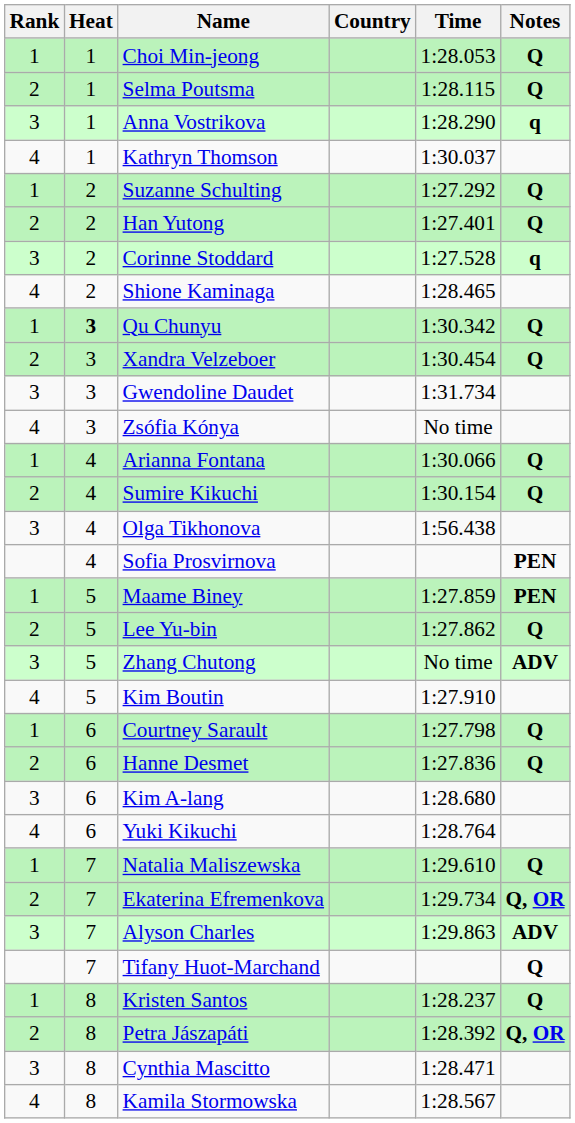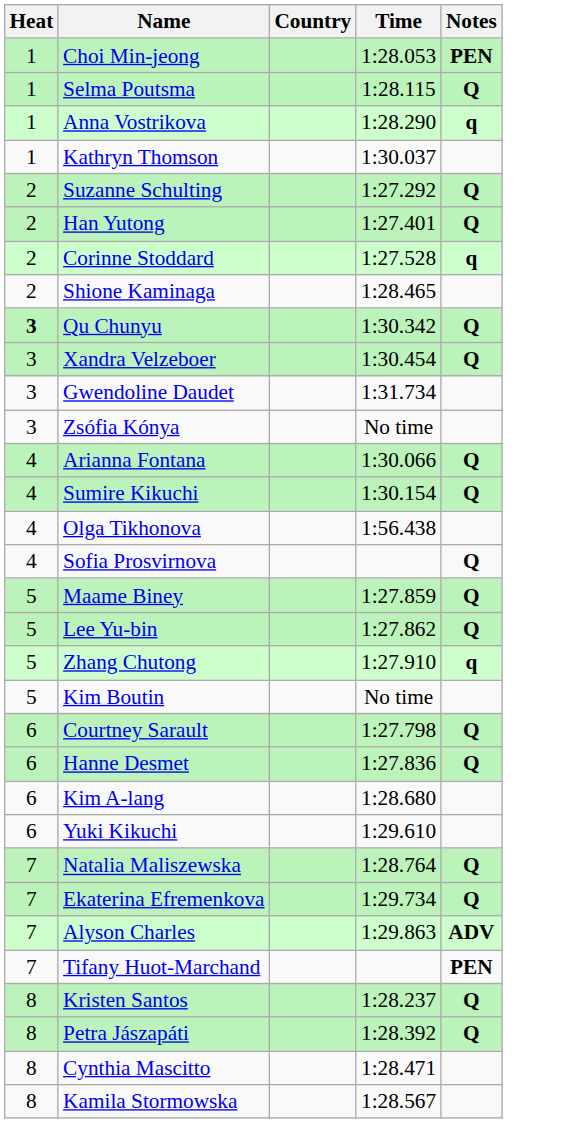- column: (34, 21)
(535, 55) Q -> (471, 55) PEN
(535, 561) PEN -> (471, 561) Q
(535, 595) PEN -> (471, 595) Q
(458, 662) No time -> (399, 662) 1:27.910
(535, 662) ADV -> (471, 662) q
(458, 696) 1:27.910 -> (399, 696) No time
(458, 831) 1:28.764 -> (399, 831) 1:29.610
(458, 865) 1:29.610 -> (399, 865) 1:28.764
(535, 898) Q, OR -> (471, 898) Q
(535, 966) Q -> (471, 966) PEN
(535, 1033) Q, OR -> (471, 1033) Q
